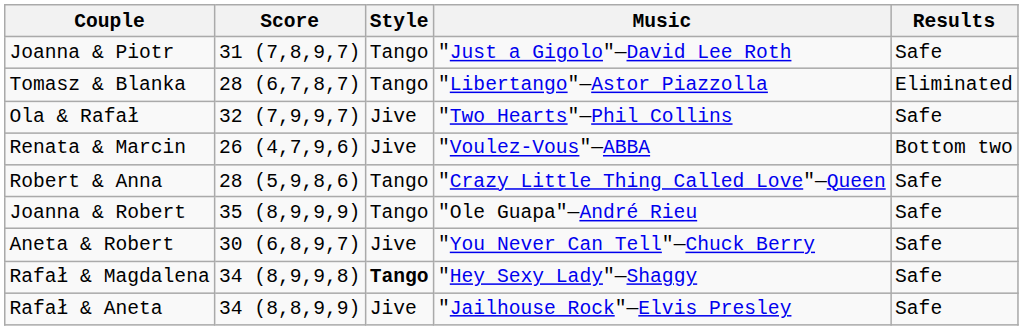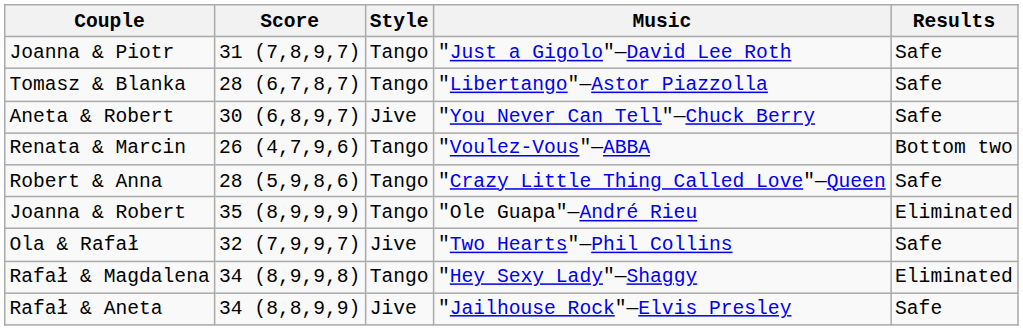(954, 85) Eliminated -> (919, 85) Safe
rows swapped: (74, 117) <-> (92, 245)
(393, 149) Jive -> (399, 149) Tango
(919, 213) Safe -> (954, 213) Eliminated
(399, 277) bold -> (399, 277) normal
(919, 277) Safe -> (954, 277) Eliminated
